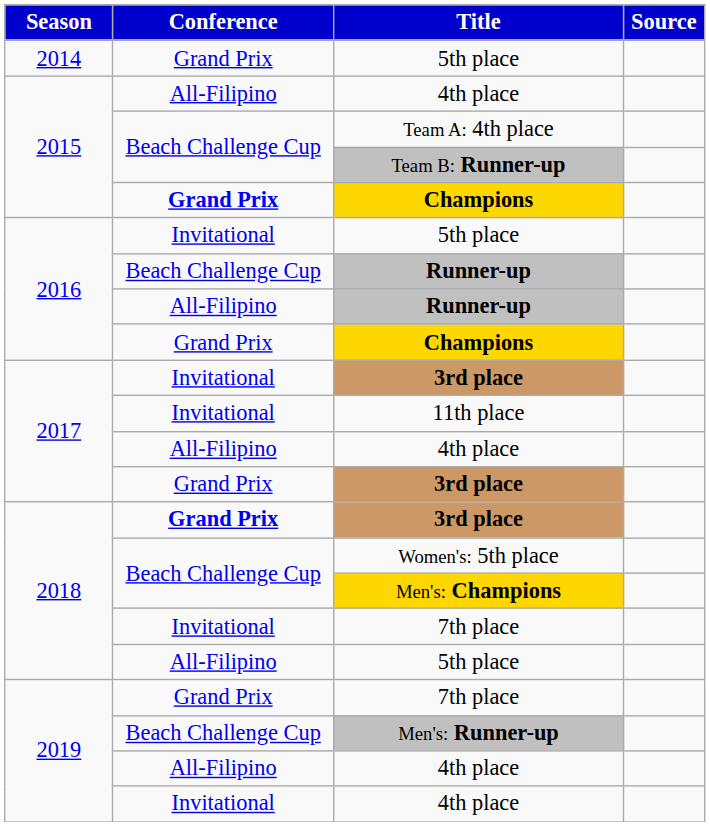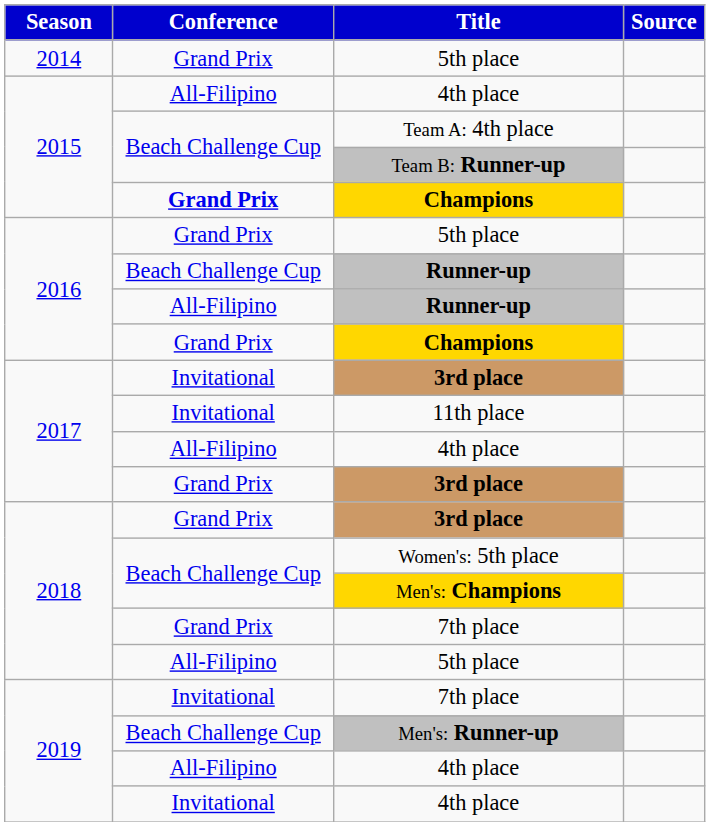(223, 235) Invitational -> (223, 235) Grand Prix
(223, 519) bold -> (223, 519) normal
(223, 626) Invitational -> (223, 626) Grand Prix
(223, 697) Grand Prix -> (223, 697) Invitational
